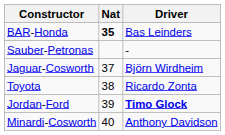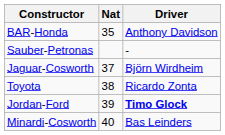(108, 32) bold -> (108, 32) normal
(158, 32) Bas Leinders -> (171, 32) Anthony Davidson
(171, 122) Anthony Davidson -> (158, 122) Bas Leinders
